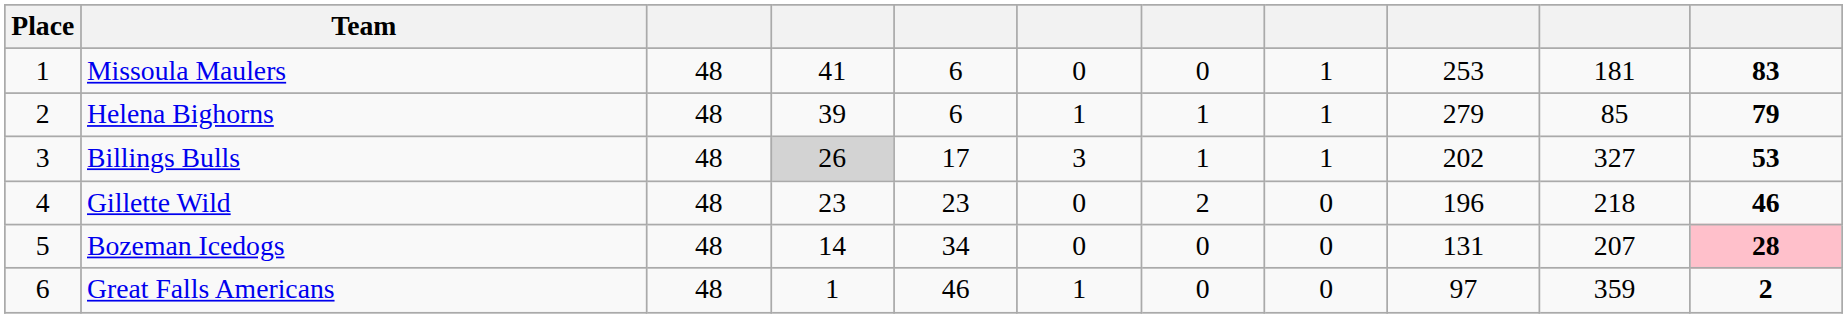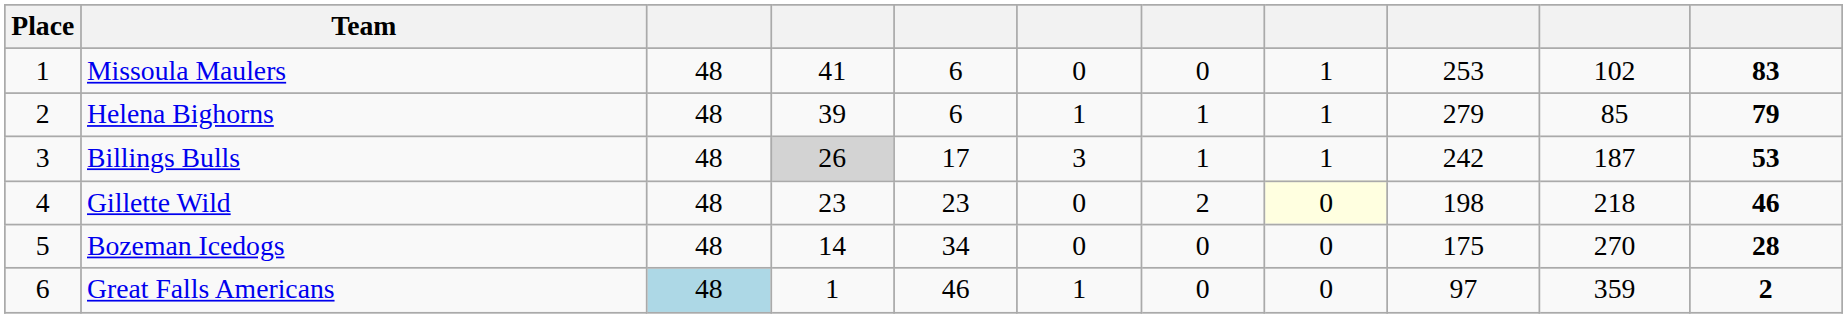(1615, 70) 181 -> (1615, 70) 102
(1463, 158) 202 -> (1463, 158) 242
(1615, 158) 327 -> (1615, 158) 187
(1326, 202) no background -> (1326, 202) lightyellow background
(1463, 202) 196 -> (1463, 202) 198
(1463, 245) 131 -> (1463, 245) 175
(1615, 245) 207 -> (1615, 245) 270
(1766, 245) pink background -> (1766, 245) no background
(709, 289) no background -> (709, 289) lightblue background
